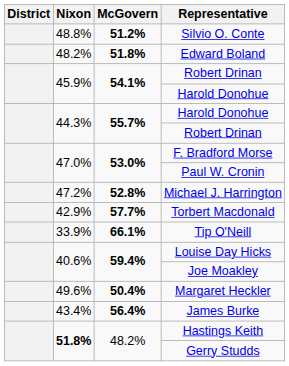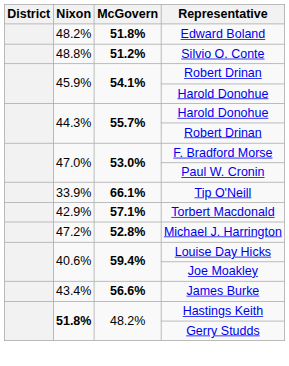rows swapped: (74, 34) <-> (74, 53)
rows swapped: (74, 192) <-> (74, 232)
(128, 212) 57.7% -> (128, 212) 57.1%
- row: (74, 291)
(128, 311) 56.4% -> (128, 291) 56.6%
